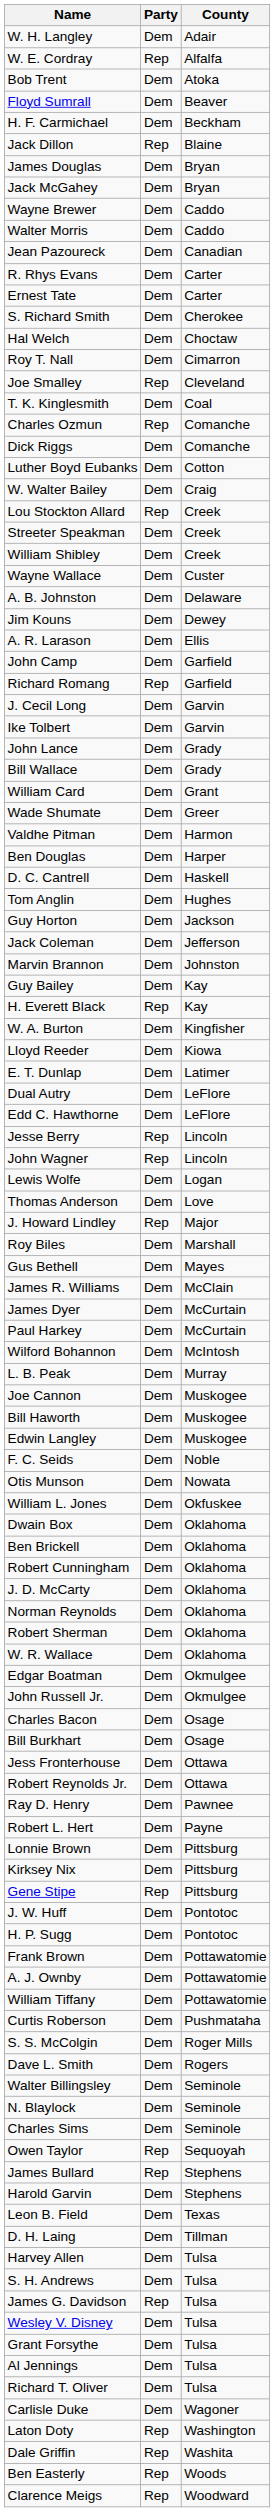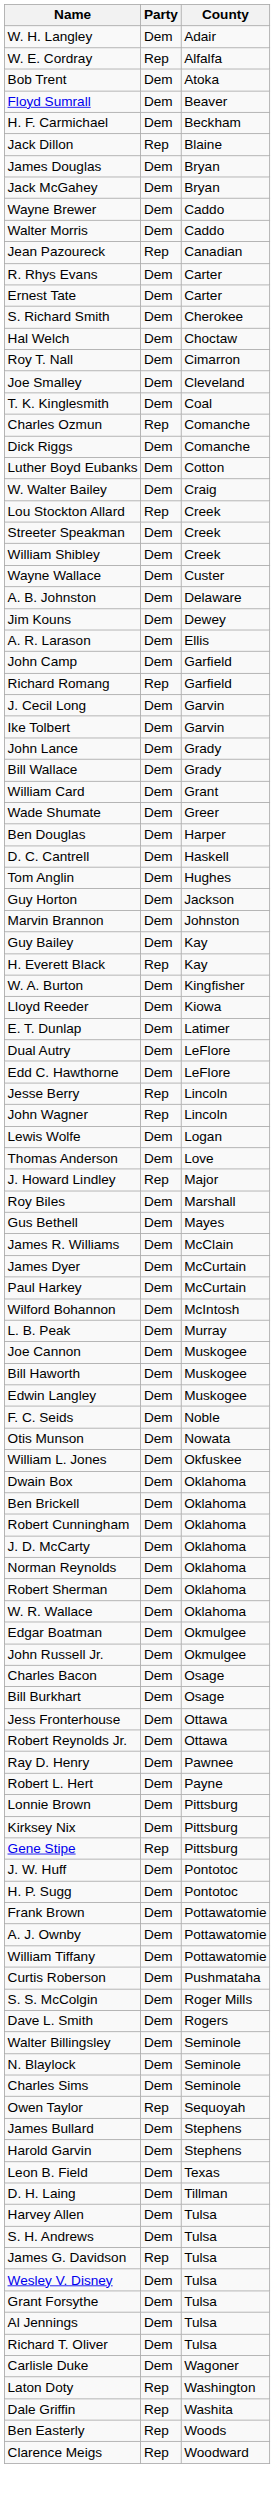(158, 252) Dem -> (156, 252) Rep
(156, 381) Rep -> (158, 381) Dem
- row: (51, 834)
- row: (51, 942)
(156, 2172) Rep -> (158, 2129) Dem
